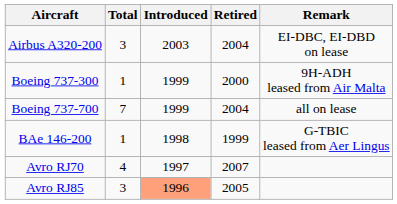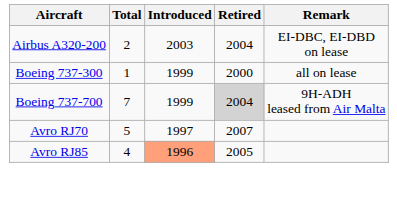(123, 44) 3 -> (127, 44) 2
(326, 80) 9H-ADH leased from Air Malta -> (326, 72) all on lease
(235, 109) no background -> (239, 101) lightgrey background
(326, 109) all on lease -> (326, 101) 9H-ADH leased from Air Malta
- row: (55, 138)
(123, 167) 4 -> (127, 130) 5
(123, 188) 3 -> (127, 151) 4
